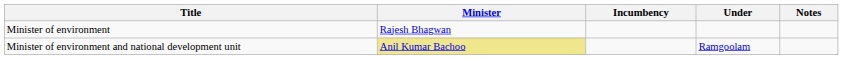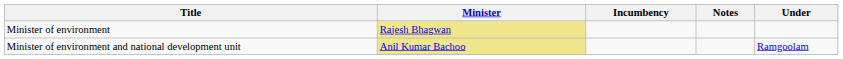columns swapped: (738, 12) <-> (809, 12)
(415, 29) no background -> (415, 29) khaki background
